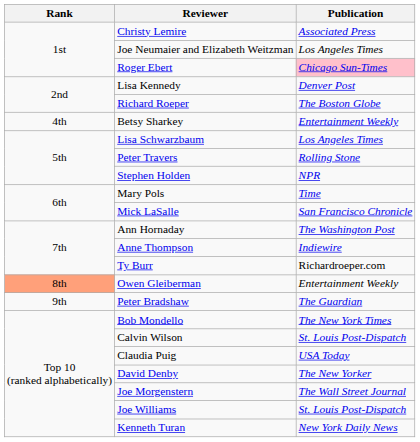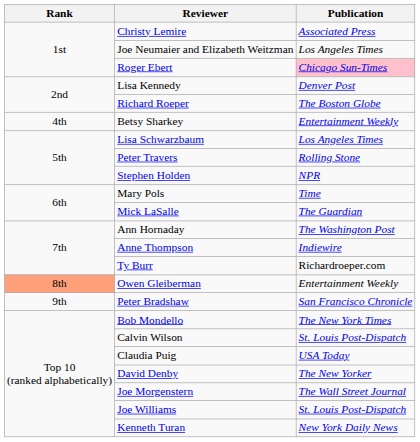(356, 211) San Francisco Chronicle -> (330, 211) The Guardian
(330, 301) The Guardian -> (356, 301) San Francisco Chronicle
